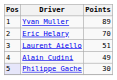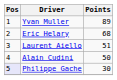(107, 34) 70 -> (107, 34) 68
(107, 57) 49 -> (107, 57) 50
